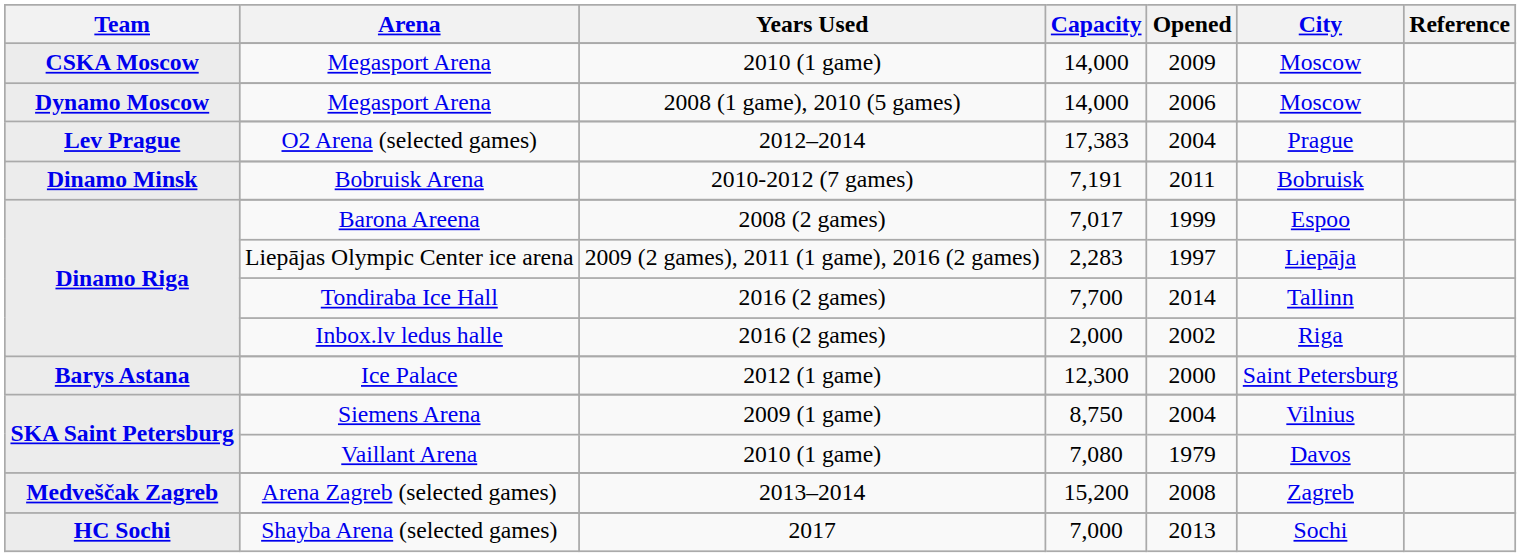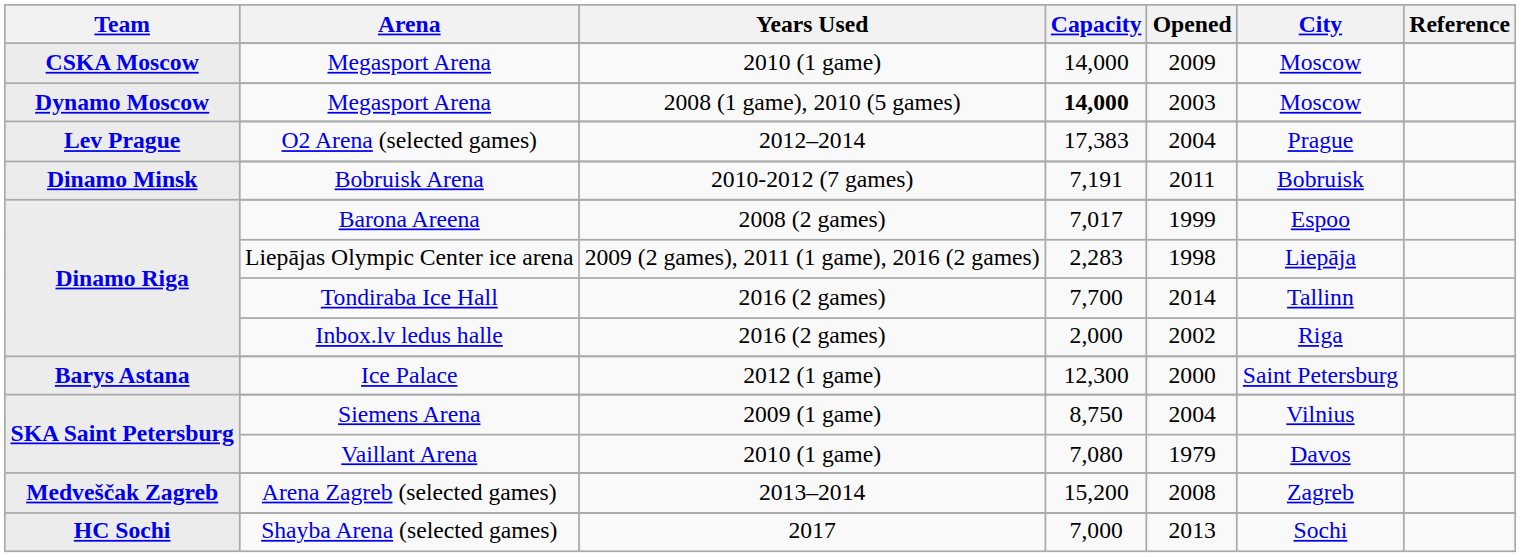(1096, 101) normal -> (1096, 101) bold
(1192, 101) 2006 -> (1192, 101) 2003
(1192, 257) 1997 -> (1192, 257) 1998
